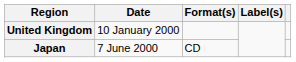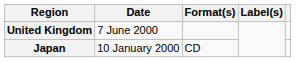(138, 30) 10 January 2000 -> (128, 30) 7 June 2000
(128, 48) 7 June 2000 -> (138, 48) 10 January 2000
